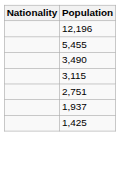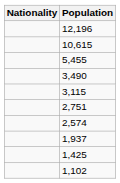+ row: (77, 44)
+ row: (74, 123)
+ row: (74, 170)
